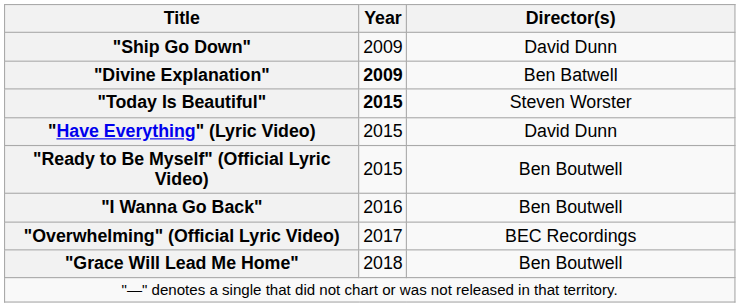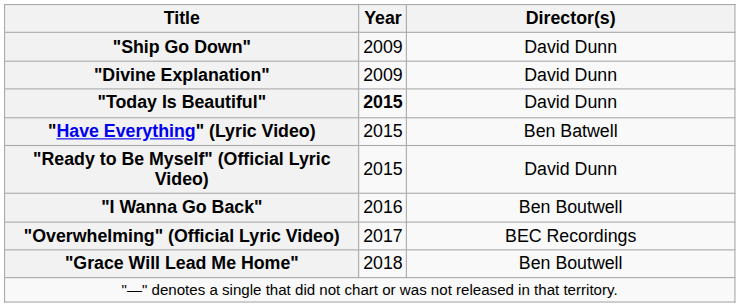(383, 74) bold -> (383, 74) normal
(571, 74) Ben Batwell -> (571, 74) David Dunn
(571, 103) Steven Worster -> (571, 103) David Dunn
(571, 131) David Dunn -> (571, 131) Ben Batwell
(571, 169) Ben Boutwell -> (571, 169) David Dunn
